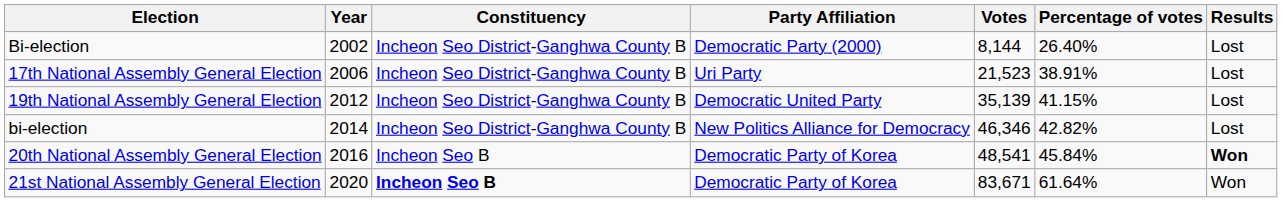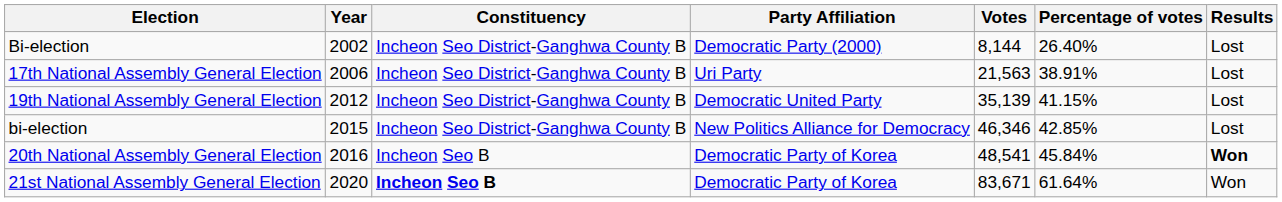(1004, 73) 21,523 -> (1004, 73) 21,563
(349, 127) 2014 -> (349, 127) 2015
(1068, 127) 42.82% -> (1068, 127) 42.85%
